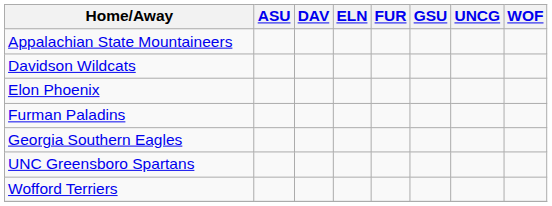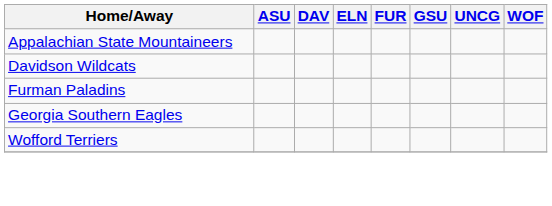- row: (54, 90)
- row: (101, 164)
